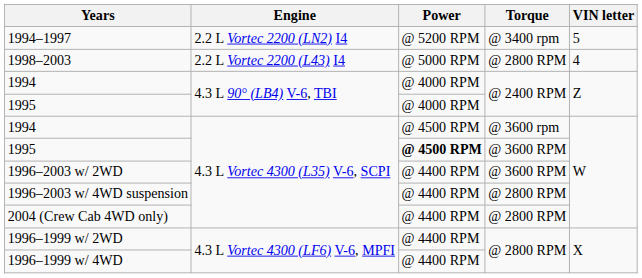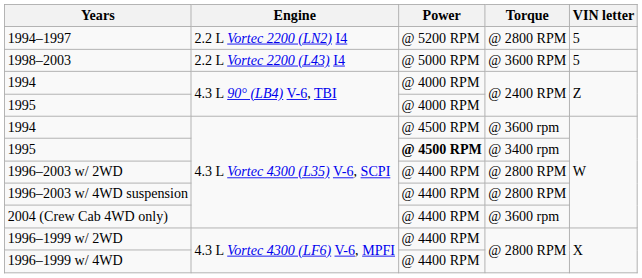(524, 37) @ 3400 rpm -> (527, 37) @ 2800 RPM
(527, 60) @ 2800 RPM -> (527, 60) @ 3600 RPM
(576, 60) 4 -> (576, 60) 5
(527, 149) @ 3600 RPM -> (524, 149) @ 3400 rpm
(527, 171) @ 3600 RPM -> (527, 171) @ 2800 RPM
(527, 216) @ 2800 RPM -> (524, 216) @ 3600 rpm
